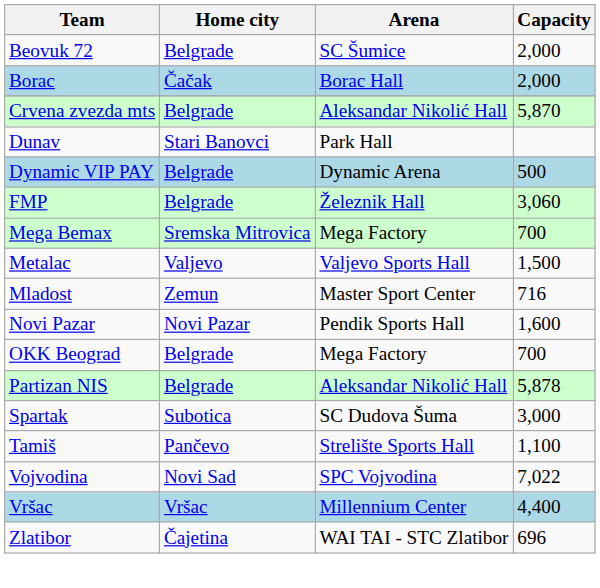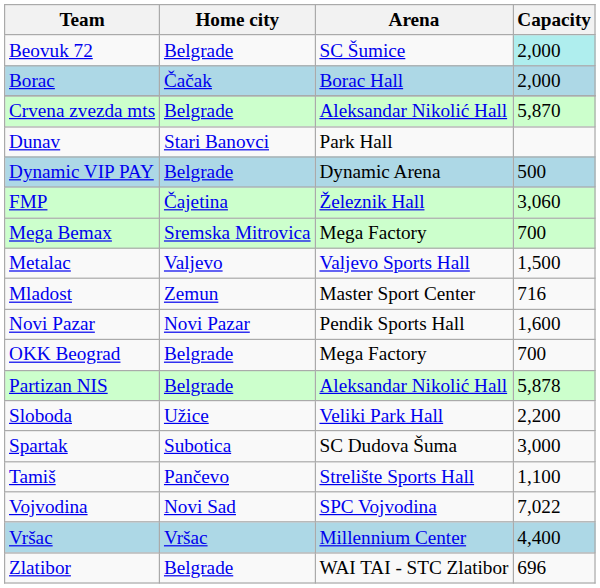(539, 50) no background -> (539, 50) paleturquoise background
(199, 202) Belgrade -> (196, 202) Čajetina
+ row: (40, 415)
(196, 537) Čajetina -> (199, 567) Belgrade
